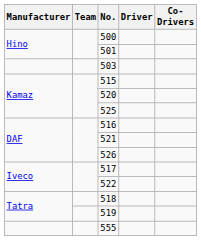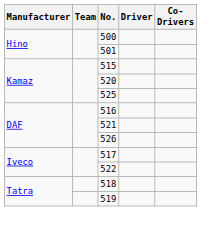- row: (108, 66)
- row: (108, 228)
